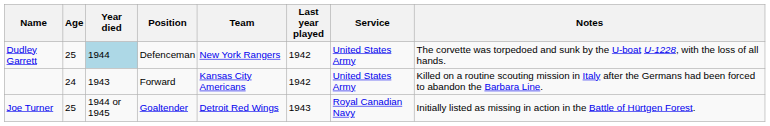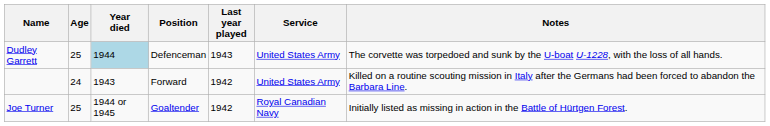- column: (242, 23)
(300, 55) 1942 -> (221, 55) 1943
(300, 108) 1943 -> (221, 108) 1942
